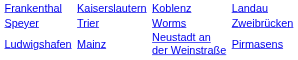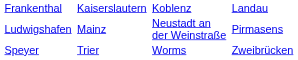rows swapped: (38, 44) <-> (22, 23)
